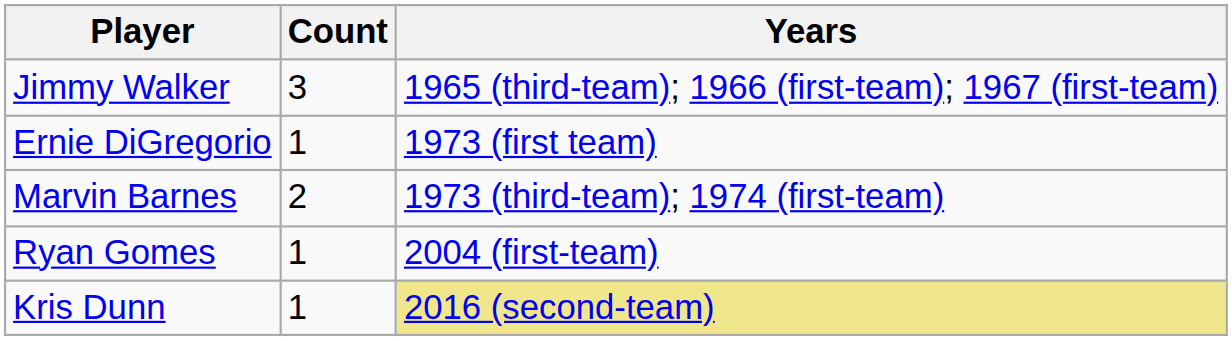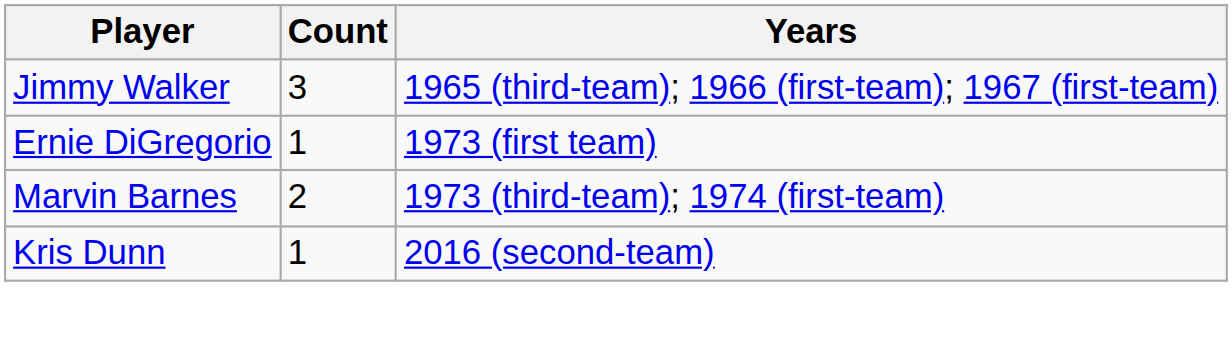- row: (114, 252)
(559, 307) khaki background -> (559, 252) no background
